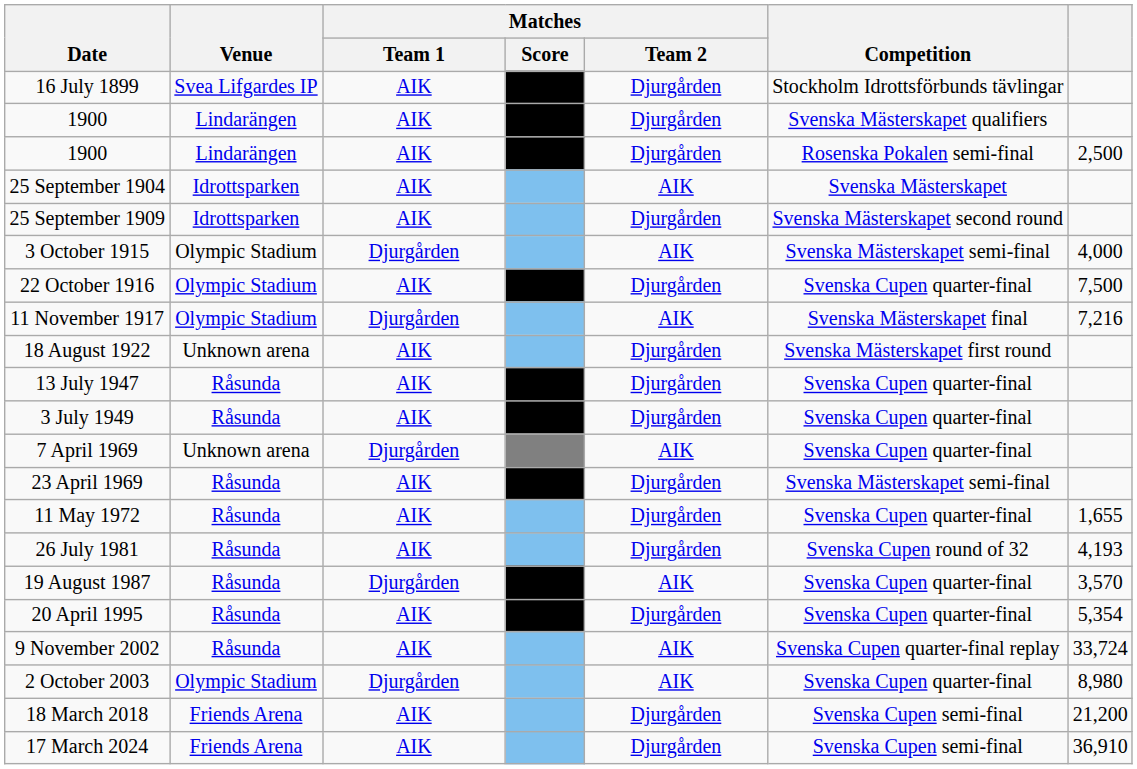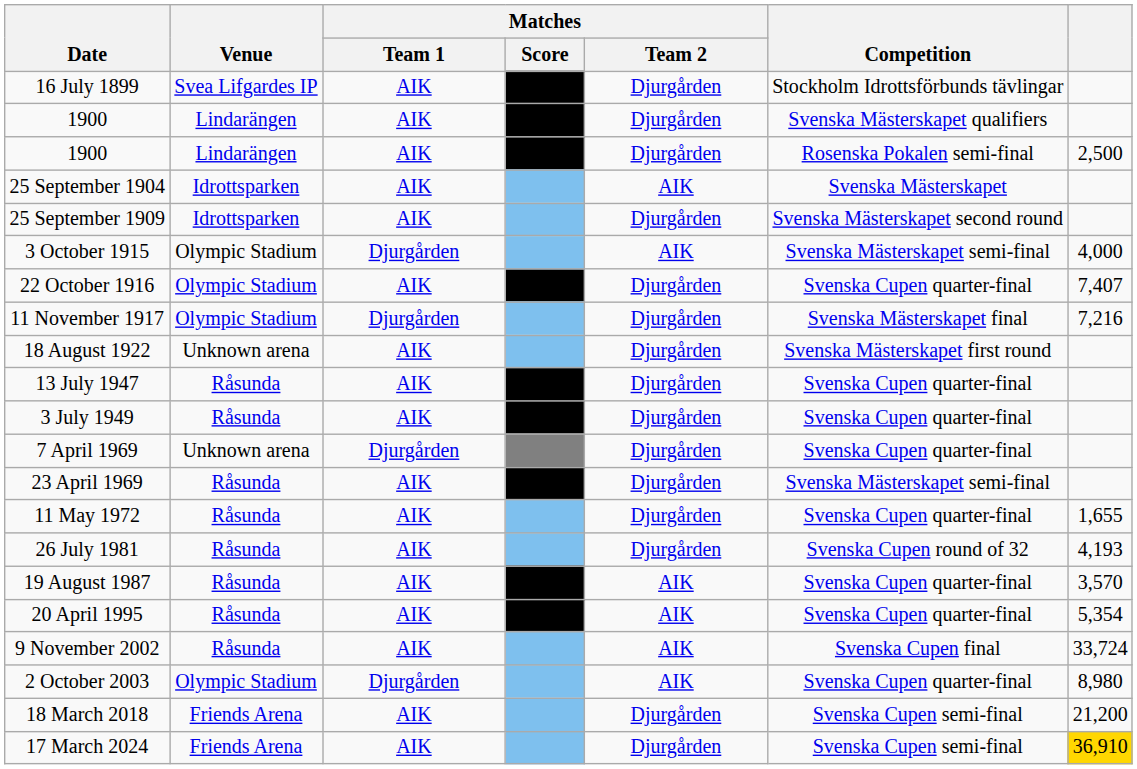(1100, 285) 7,500 -> (1100, 285) 7,407
(676, 318) AIK -> (676, 318) Djurgården
(676, 450) AIK -> (676, 450) Djurgården
(414, 582) Djurgården -> (414, 582) AIK
(676, 615) Djurgården -> (676, 615) AIK
(918, 648) Svenska Cupen quarter-final replay -> (918, 648) Svenska Cupen final
(1100, 747) no background -> (1100, 747) gold background
